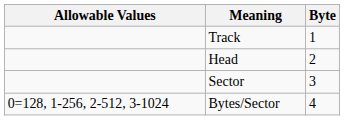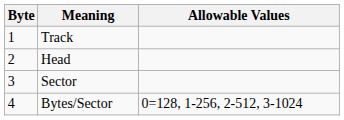columns swapped: (323, 15) <-> (105, 15)
